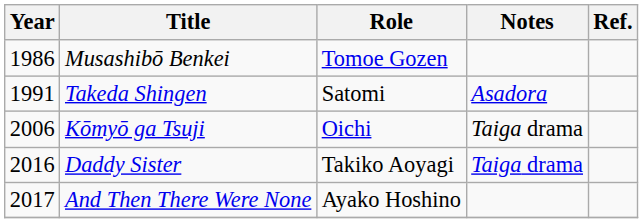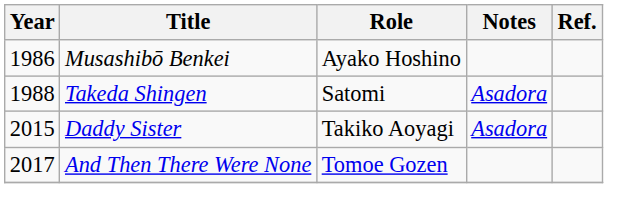(385, 57) Tomoe Gozen -> (391, 57) Ayako Hoshino
(32, 93) 1991 -> (32, 93) 1988
- row: (135, 128)
(32, 164) 2016 -> (32, 128) 2015
(527, 164) Taiga drama -> (509, 128) Asadora
(391, 199) Ayako Hoshino -> (385, 164) Tomoe Gozen
